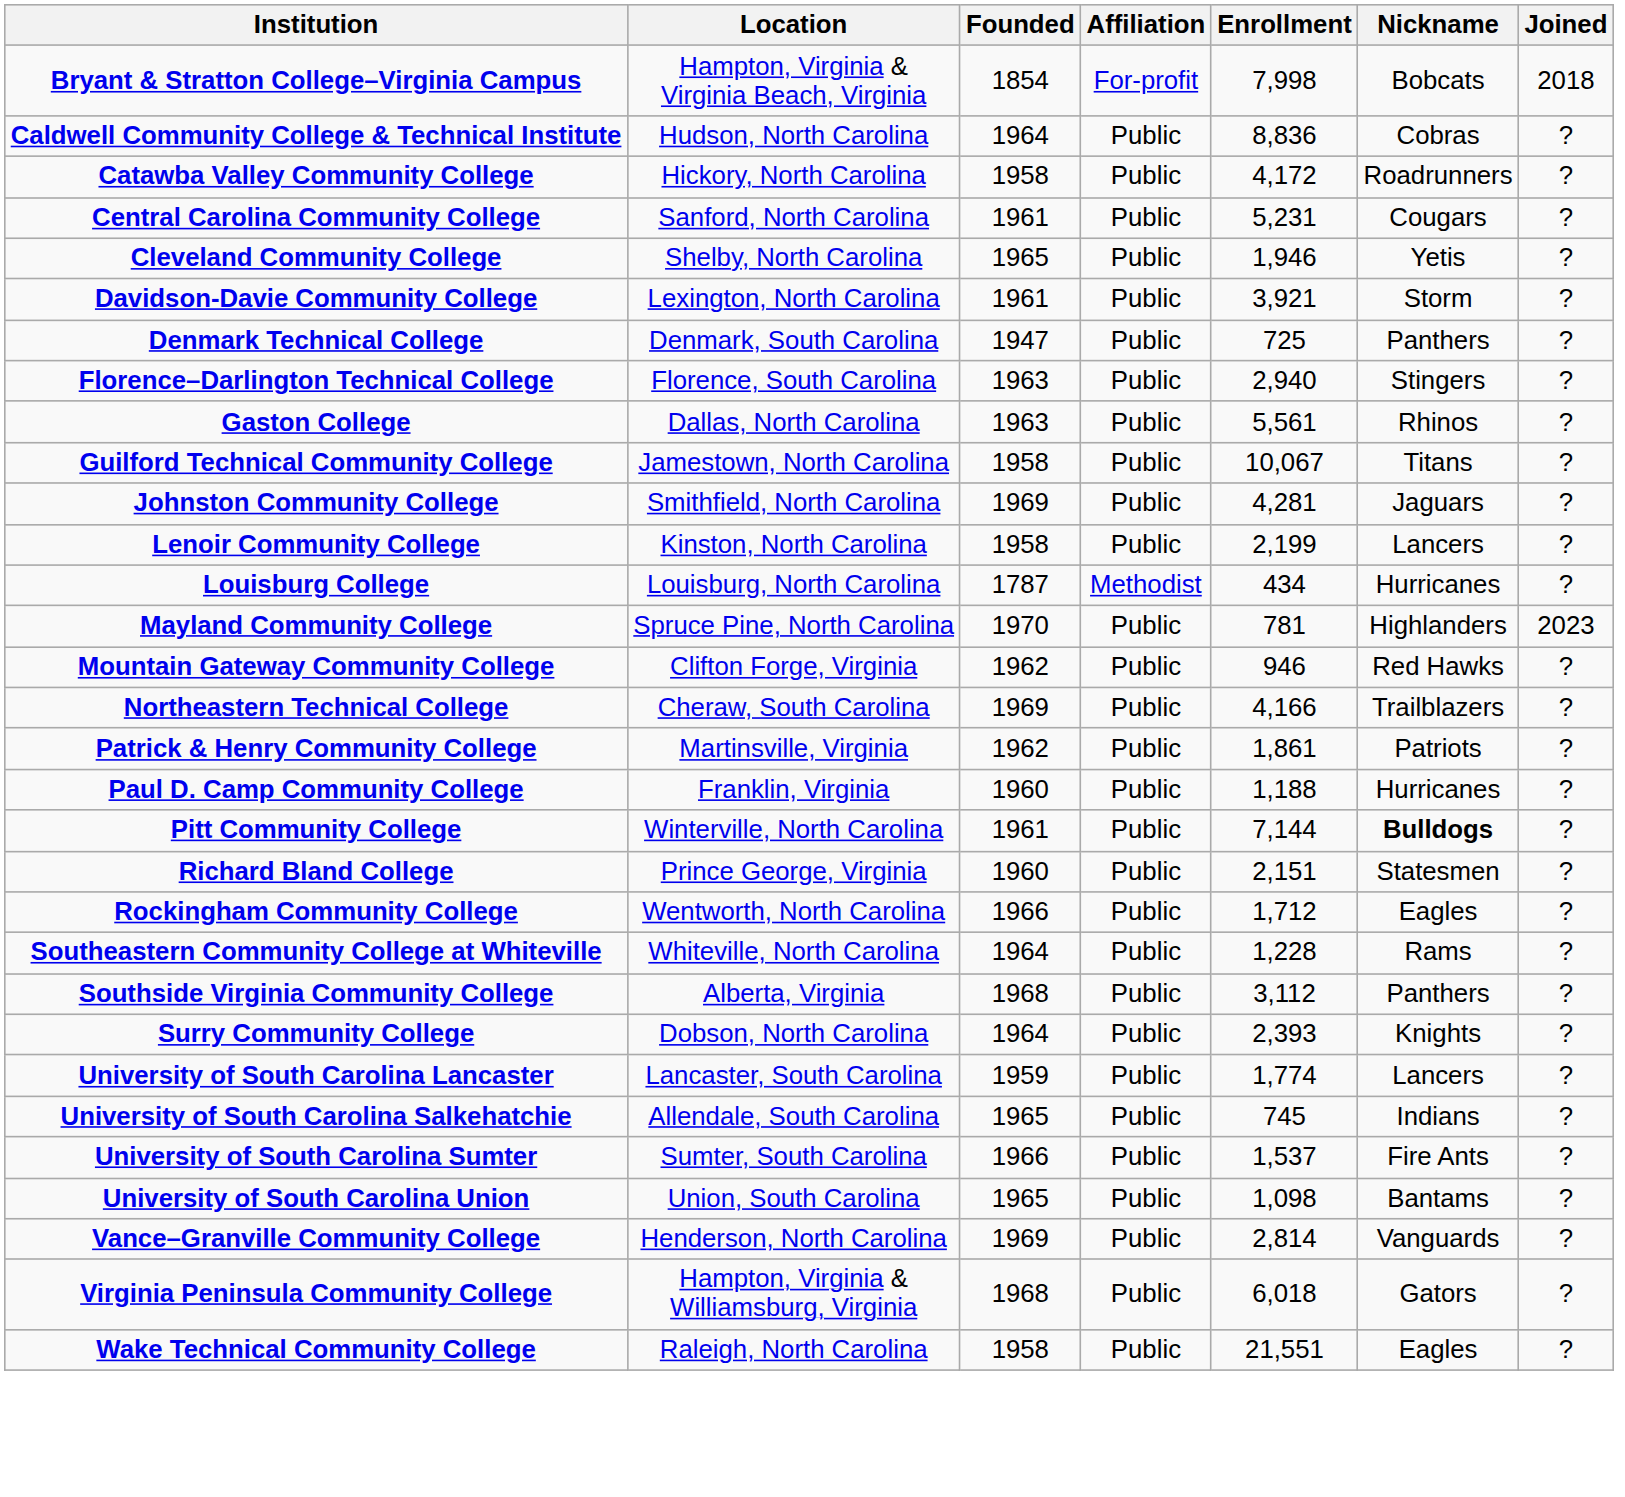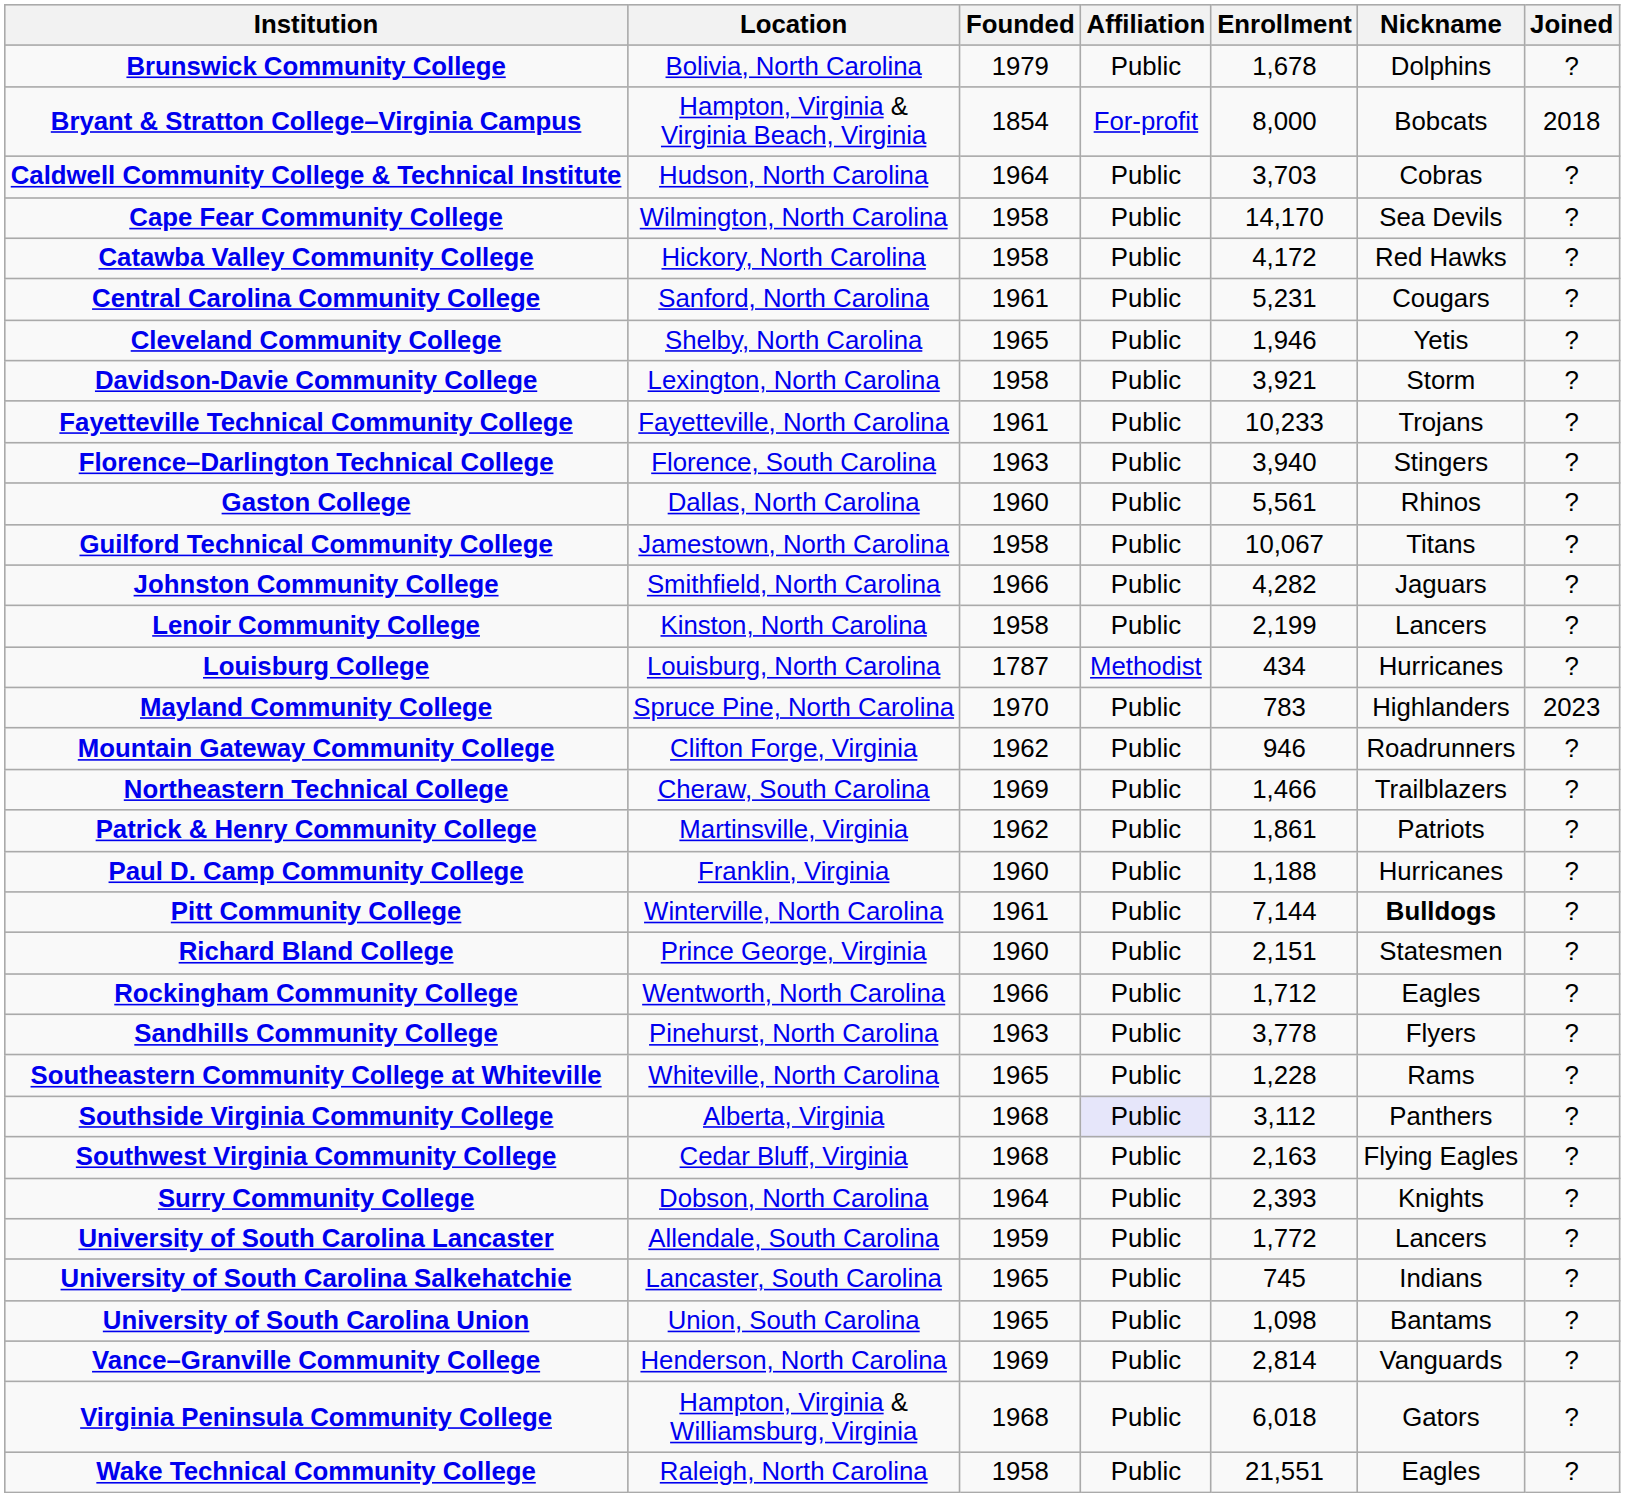+ row: (316, 65)
(1284, 80) 7,998 -> (1284, 121) 8,000
(1284, 135) 8,836 -> (1284, 176) 3,703
+ row: (316, 217)
(1438, 176) Roadrunners -> (1441, 258) Red Hawks
(1020, 299) 1961 -> (1020, 380) 1958
- row: (316, 339)
+ row: (316, 421)
(1284, 380) 2,940 -> (1284, 462) 3,940
(1020, 421) 1963 -> (1020, 503) 1960
(1020, 503) 1969 -> (1020, 585) 1966
(1284, 503) 4,281 -> (1284, 585) 4,282
(1284, 625) 781 -> (1284, 707) 783
(1438, 666) Red Hawks -> (1441, 748) Roadrunners
(1284, 707) 4,166 -> (1284, 789) 1,466
+ row: (316, 1034)
(1020, 952) 1964 -> (1020, 1075) 1965
(1146, 993) no background -> (1146, 1116) lavender background
+ row: (316, 1156)
(794, 1075) Lancaster, South Carolina -> (794, 1238) Allendale, South Carolina
(1284, 1075) 1,774 -> (1284, 1238) 1,772
(794, 1116) Allendale, South Carolina -> (794, 1279) Lancaster, South Carolina
- row: (316, 1156)
